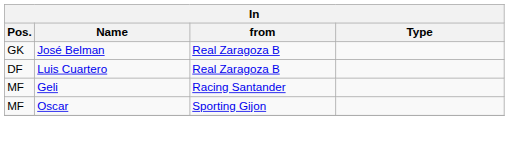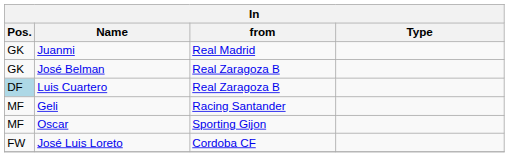+ row: (56, 51)
(15, 69) no background -> (15, 88) lightblue background
+ row: (80, 143)
